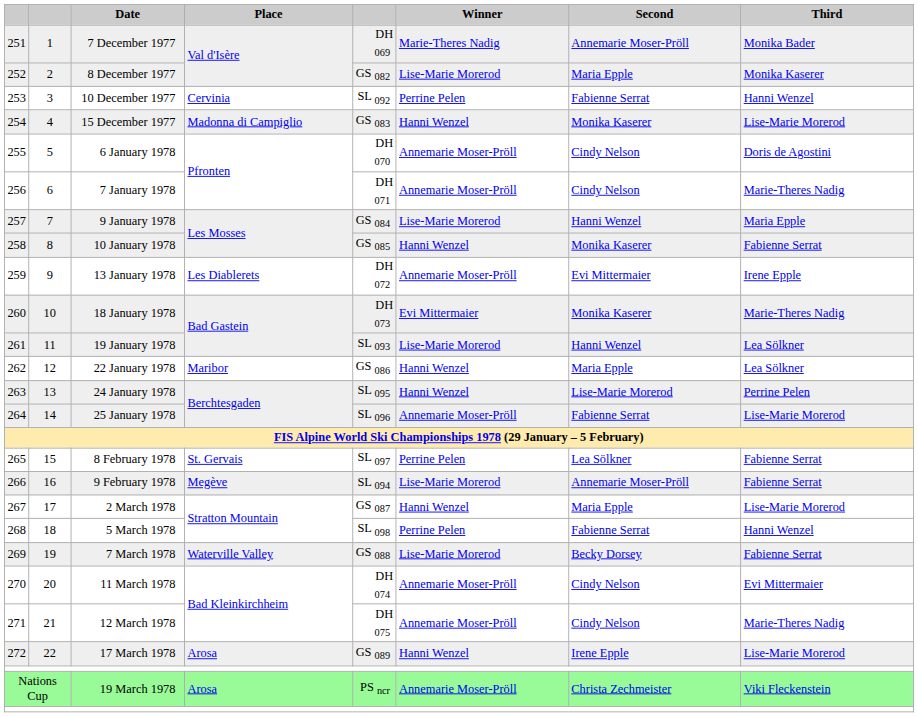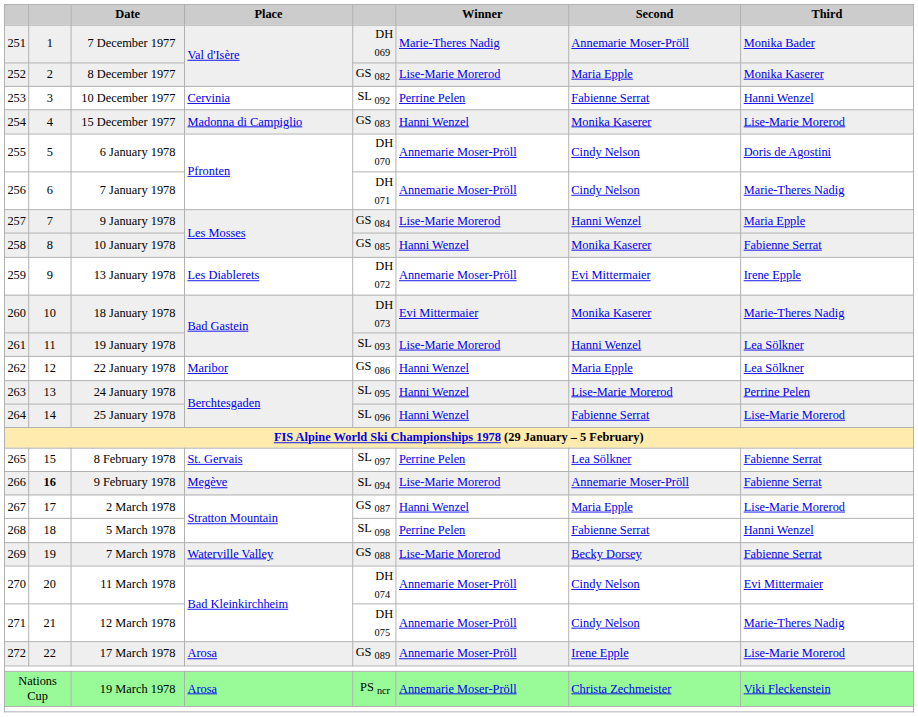(458, 415) Annemarie Moser-Pröll -> (434, 415) Hanni Wenzel
(50, 482) normal -> (50, 482) bold
(434, 653) Hanni Wenzel -> (458, 653) Annemarie Moser-Pröll
